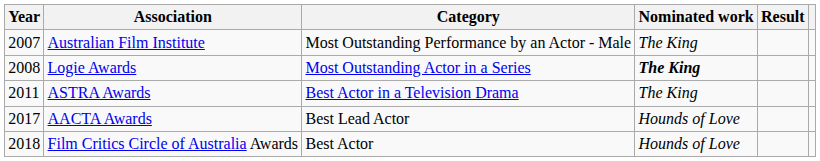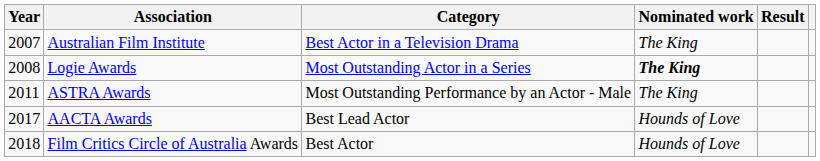(468, 42) Most Outstanding Performance by an Actor - Male -> (412, 42) Best Actor in a Television Drama
(412, 93) Best Actor in a Television Drama -> (468, 93) Most Outstanding Performance by an Actor - Male
